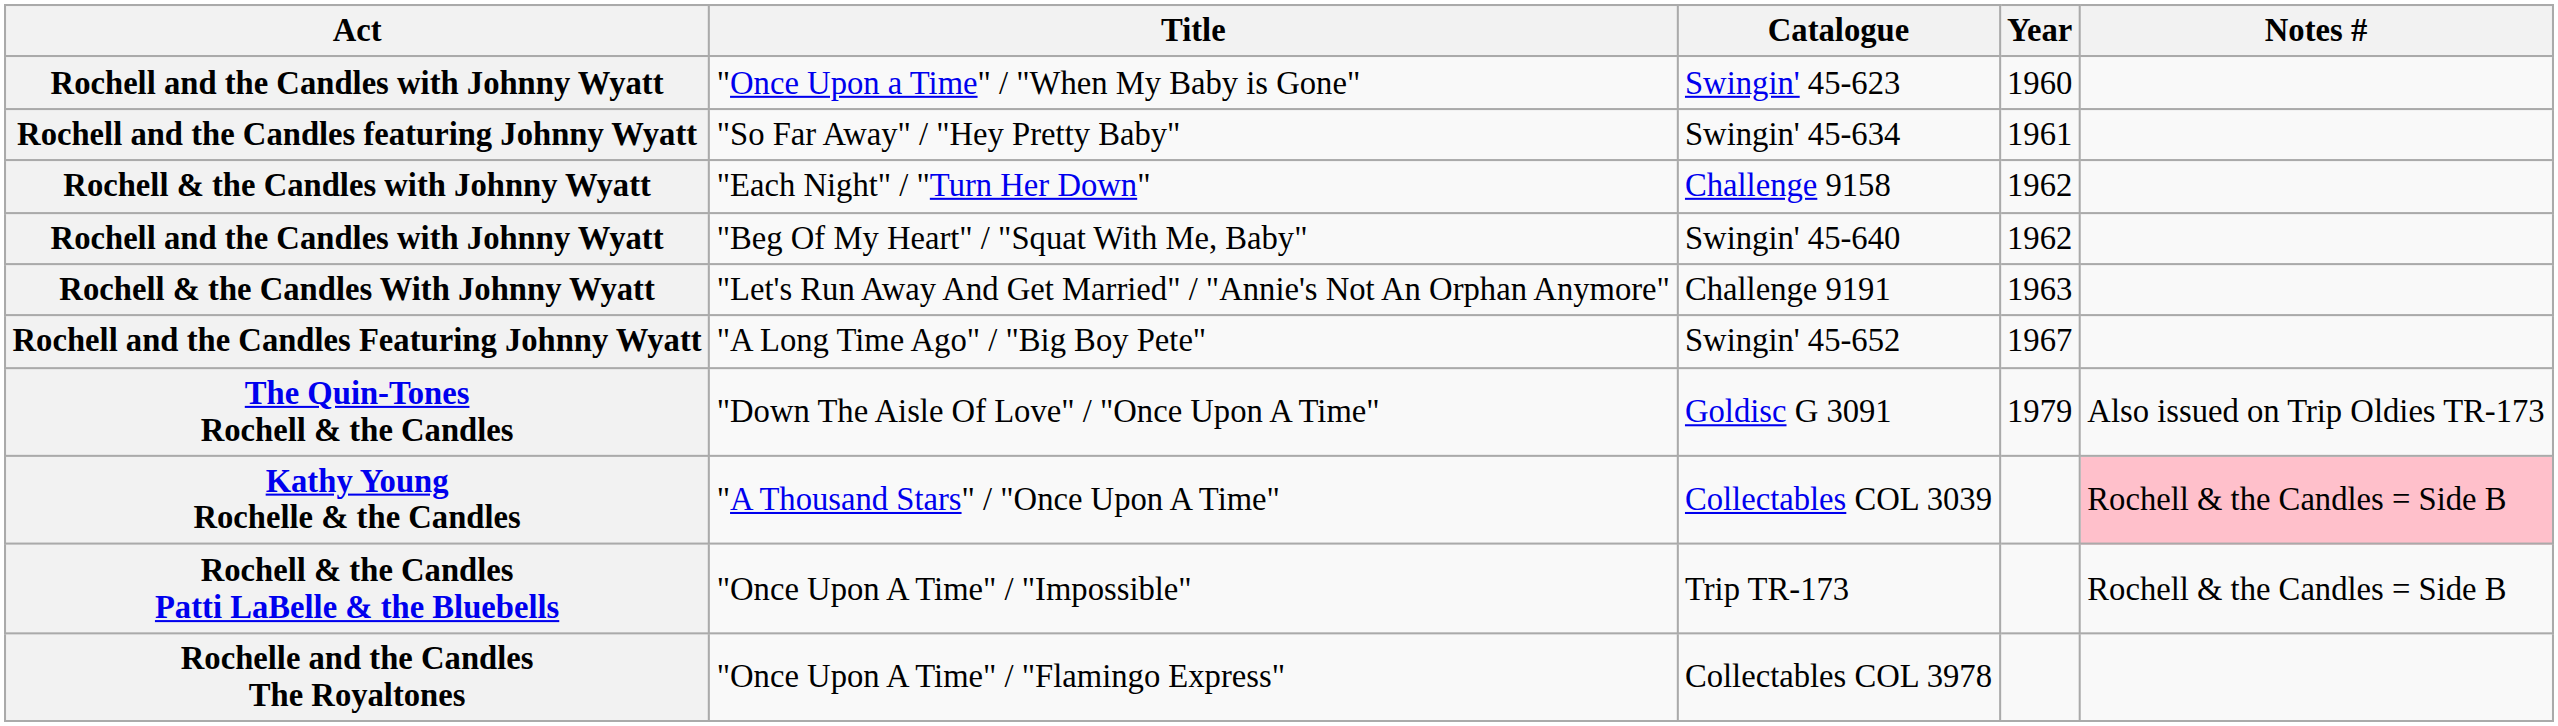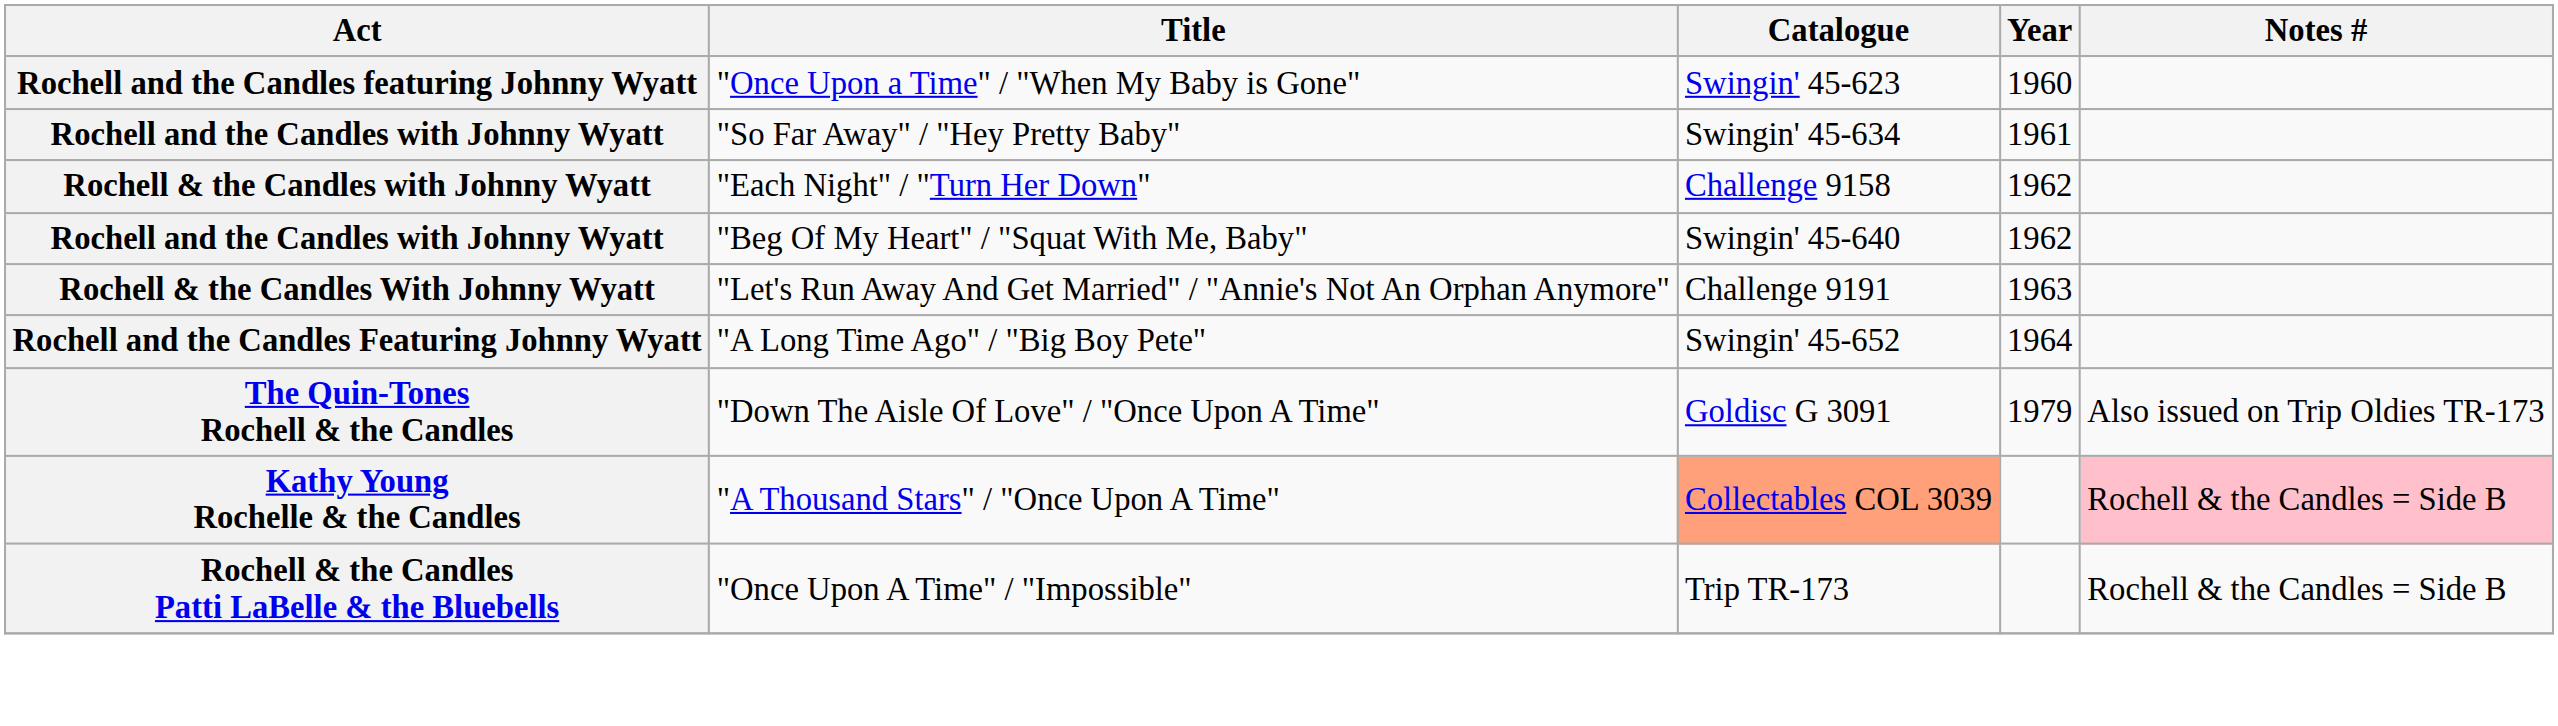(357, 82) Rochell and the Candles with Johnny Wyatt -> (357, 82) Rochell and the Candles featuring Johnny Wyatt
(357, 133) Rochell and the Candles featuring Johnny Wyatt -> (357, 133) Rochell and the Candles with Johnny Wyatt
(2040, 340) 1967 -> (2040, 340) 1964
(1838, 499) no background -> (1838, 499) lightsalmon background
- row: (1001, 676)
